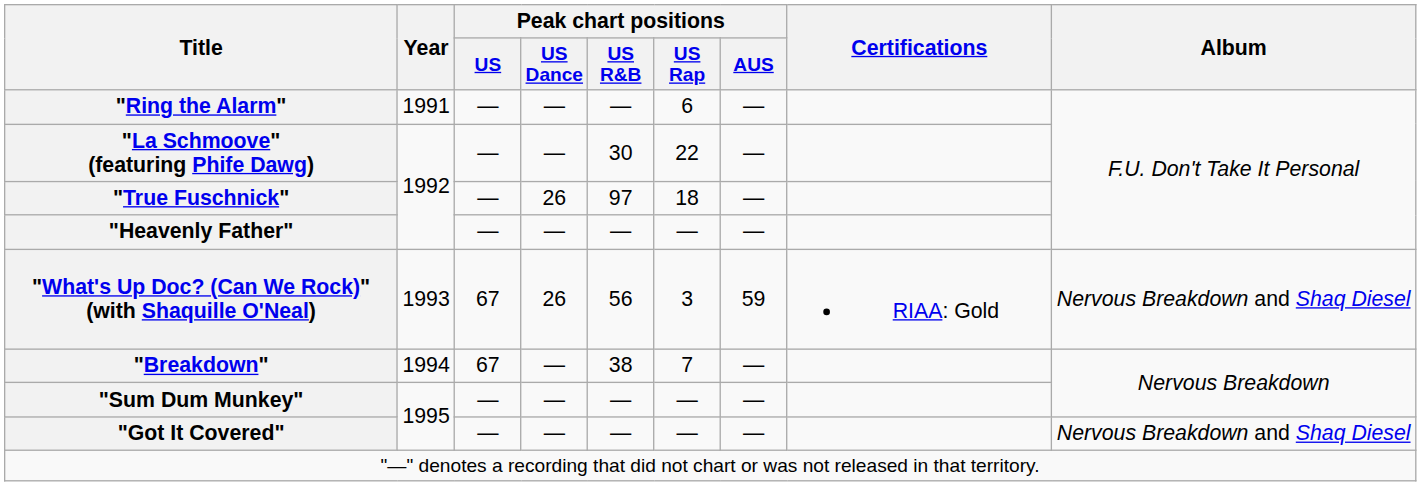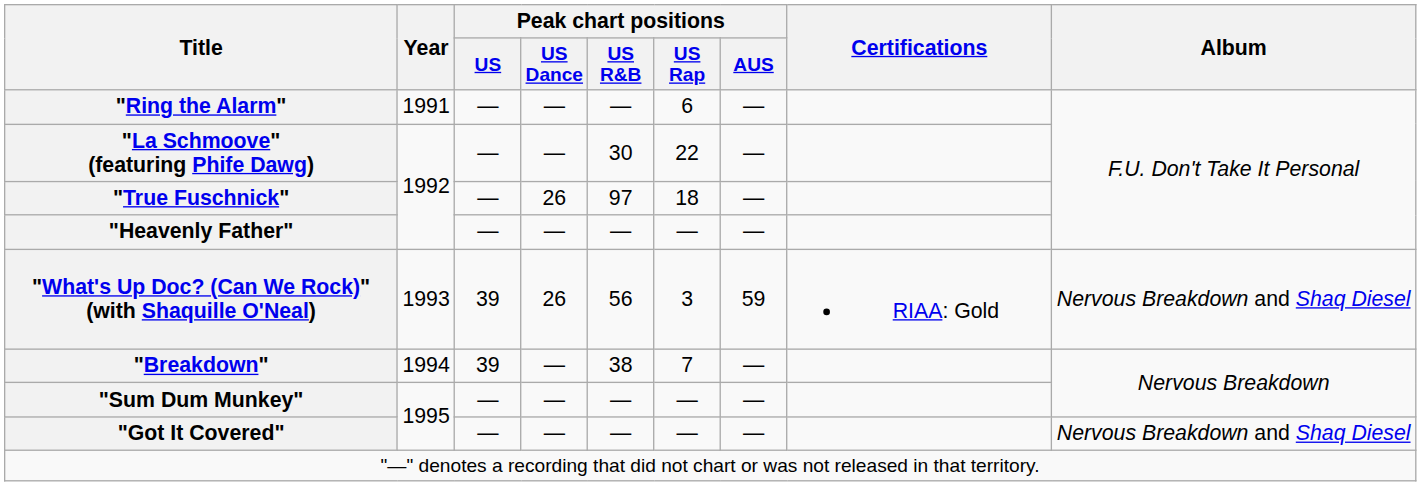(488, 298) 67 -> (488, 298) 39
(488, 365) 67 -> (488, 365) 39
